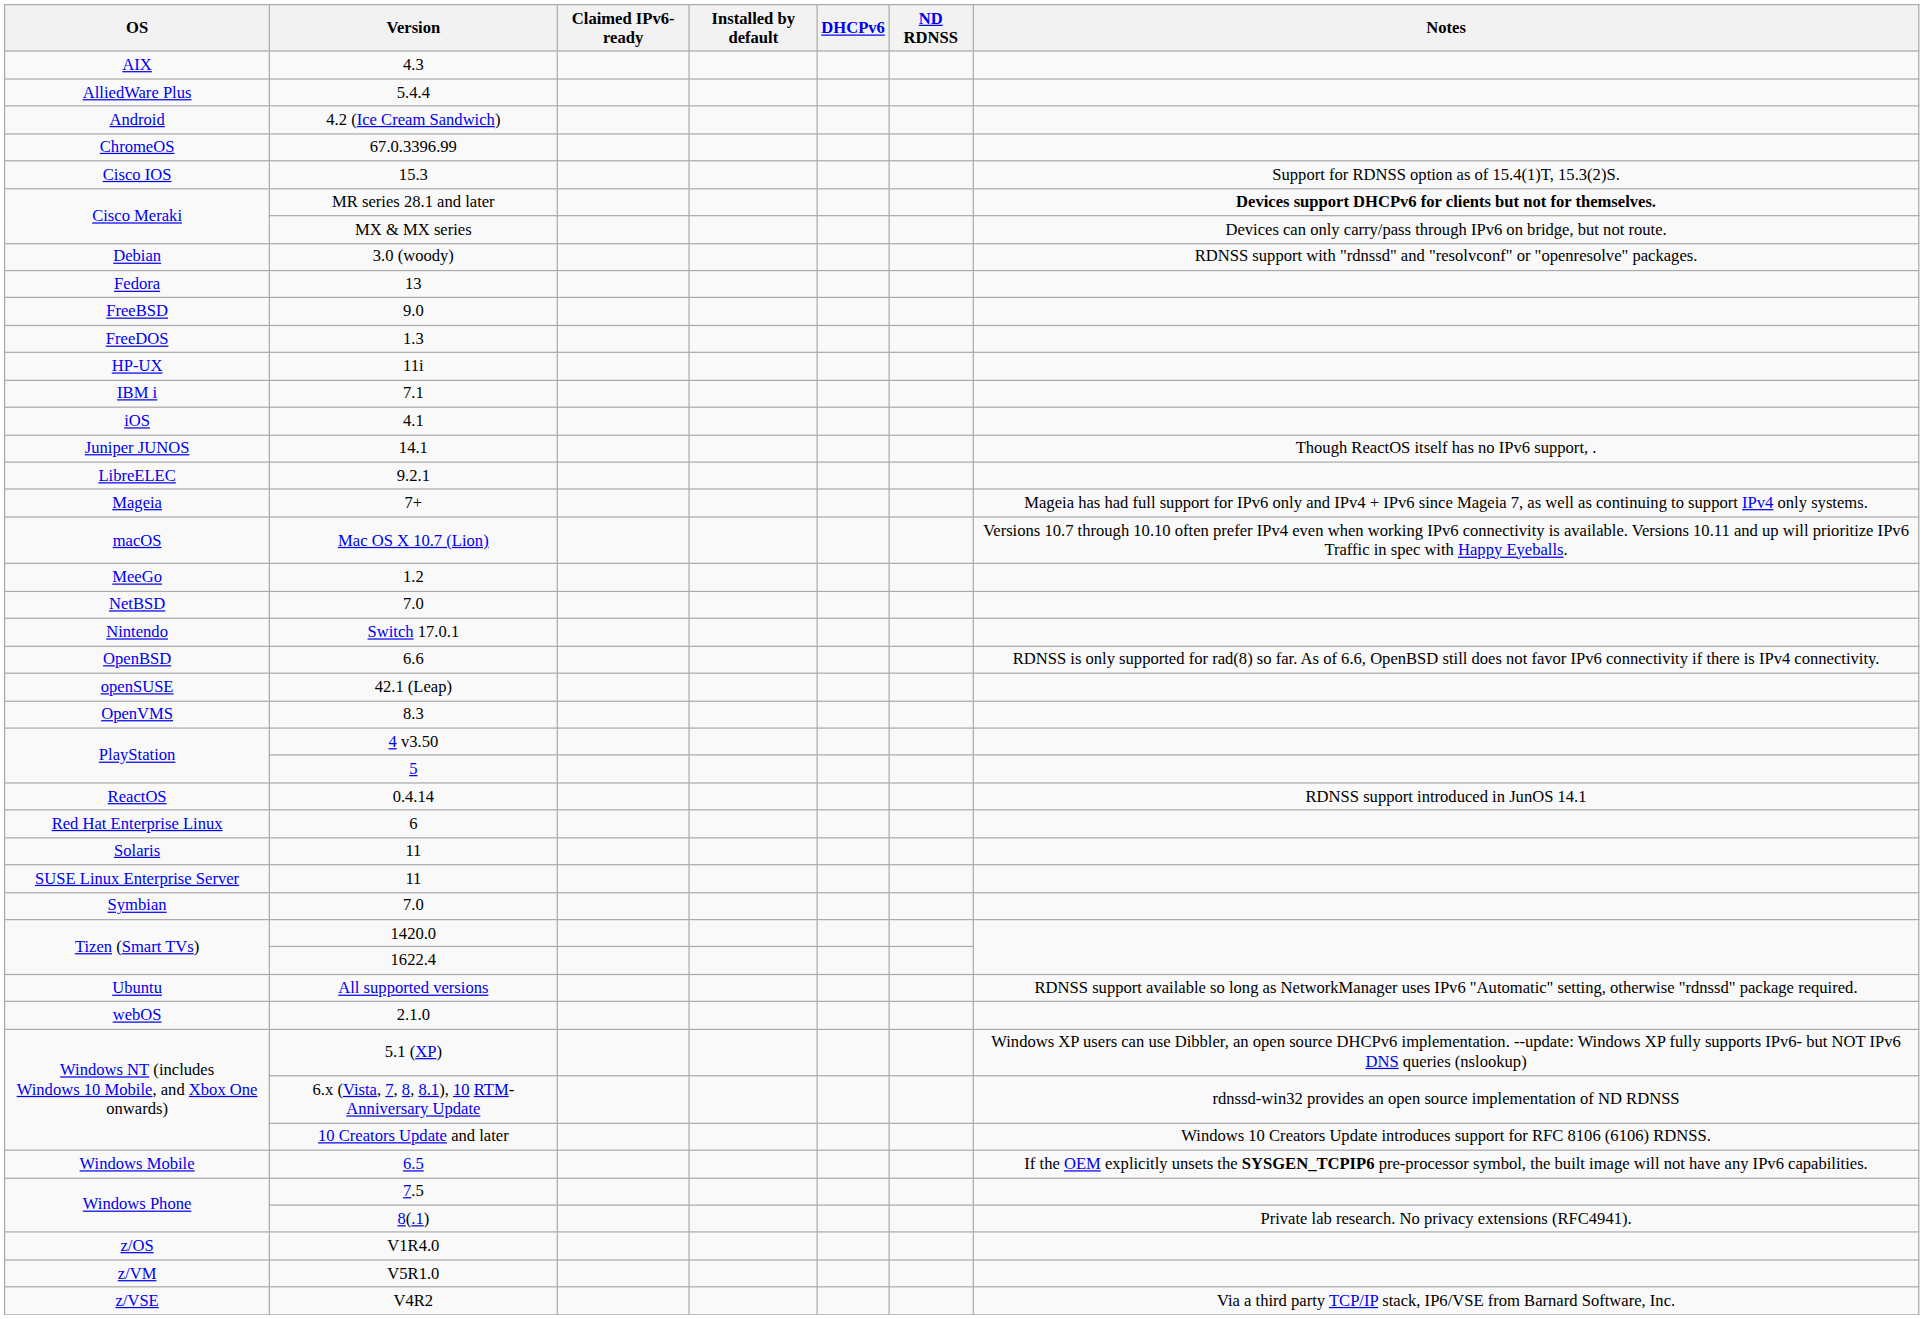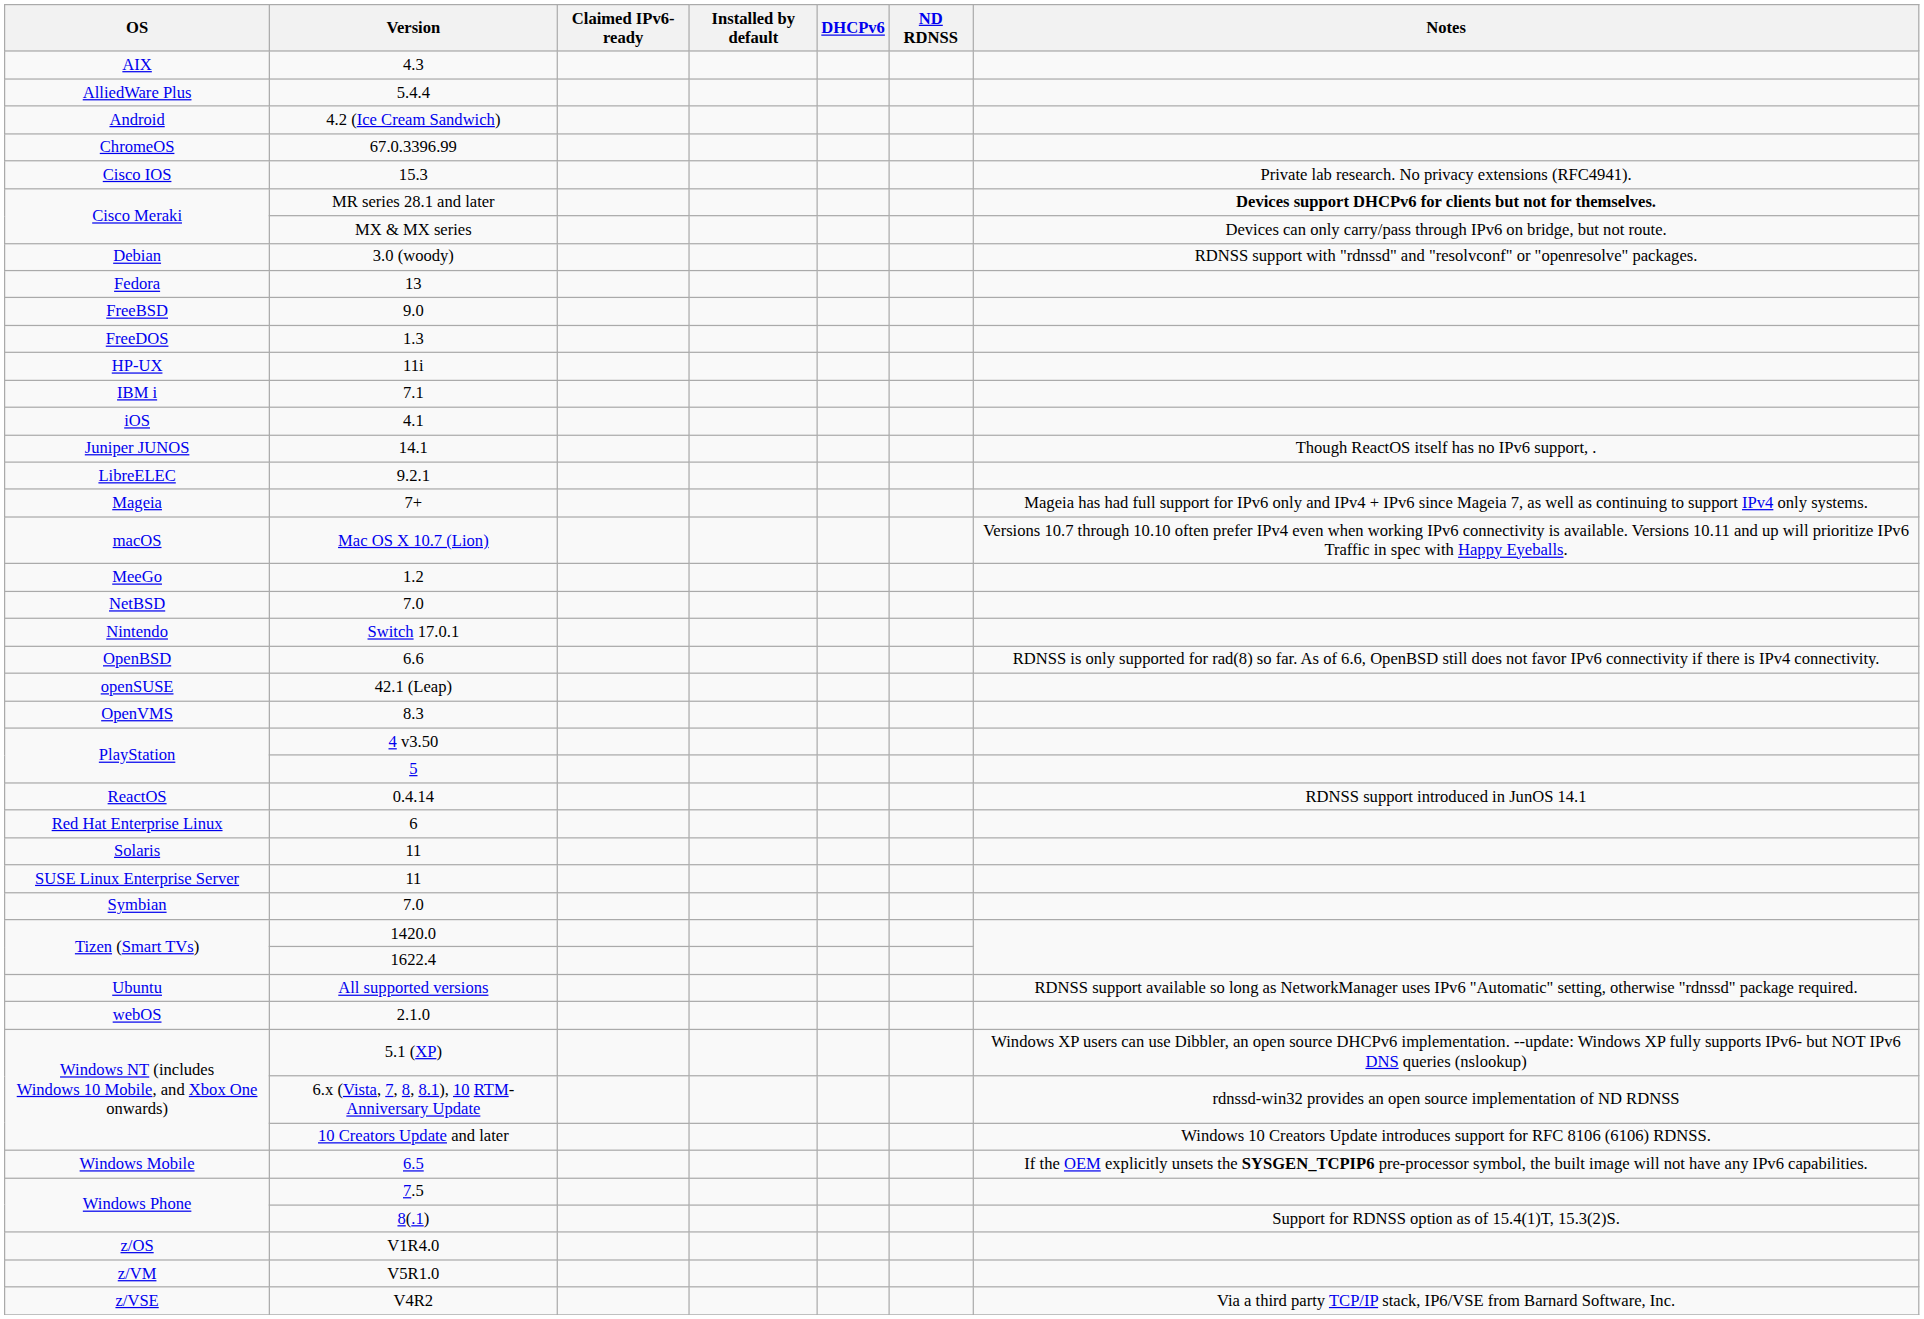(1446, 174) Support for RDNSS option as of 15.4(1)T, 15.3(2)S. -> (1446, 174) Private lab research. No privacy extensions (RFC4941).
(1446, 1218) Private lab research. No privacy extensions (RFC4941). -> (1446, 1218) Support for RDNSS option as of 15.4(1)T, 15.3(2)S.
